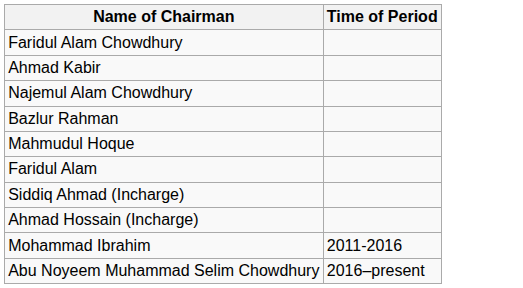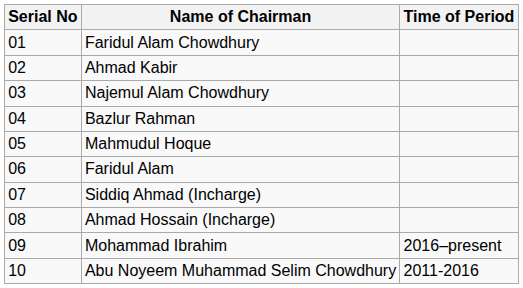+ column: (43, 17)
(364, 245) 2011-2016 -> (452, 245) 2016–present
(376, 270) 2016–present -> (441, 270) 2011-2016
